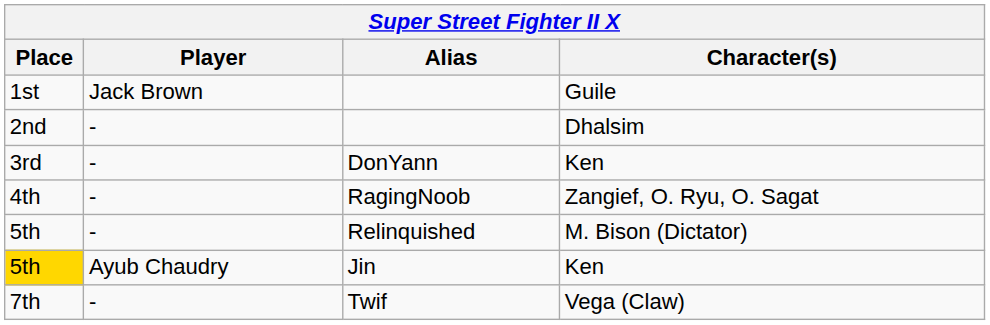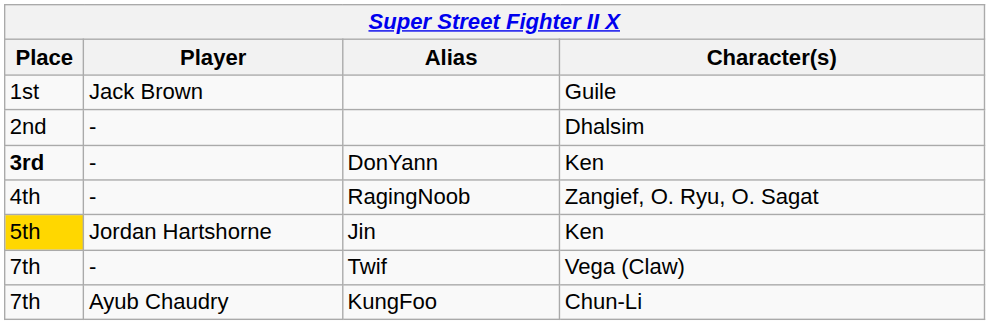(26, 162) normal -> (27, 162) bold
- row: (411, 232)
(159, 267) Ayub Chaudry -> (180, 232) Jordan Hartshorne
+ row: (392, 302)
